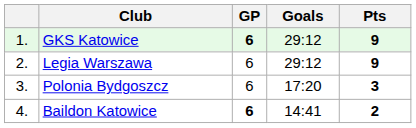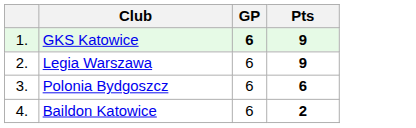- column: (303, 16)
(375, 87) 3 -> (303, 87) 6
(249, 110) bold -> (249, 110) normal
